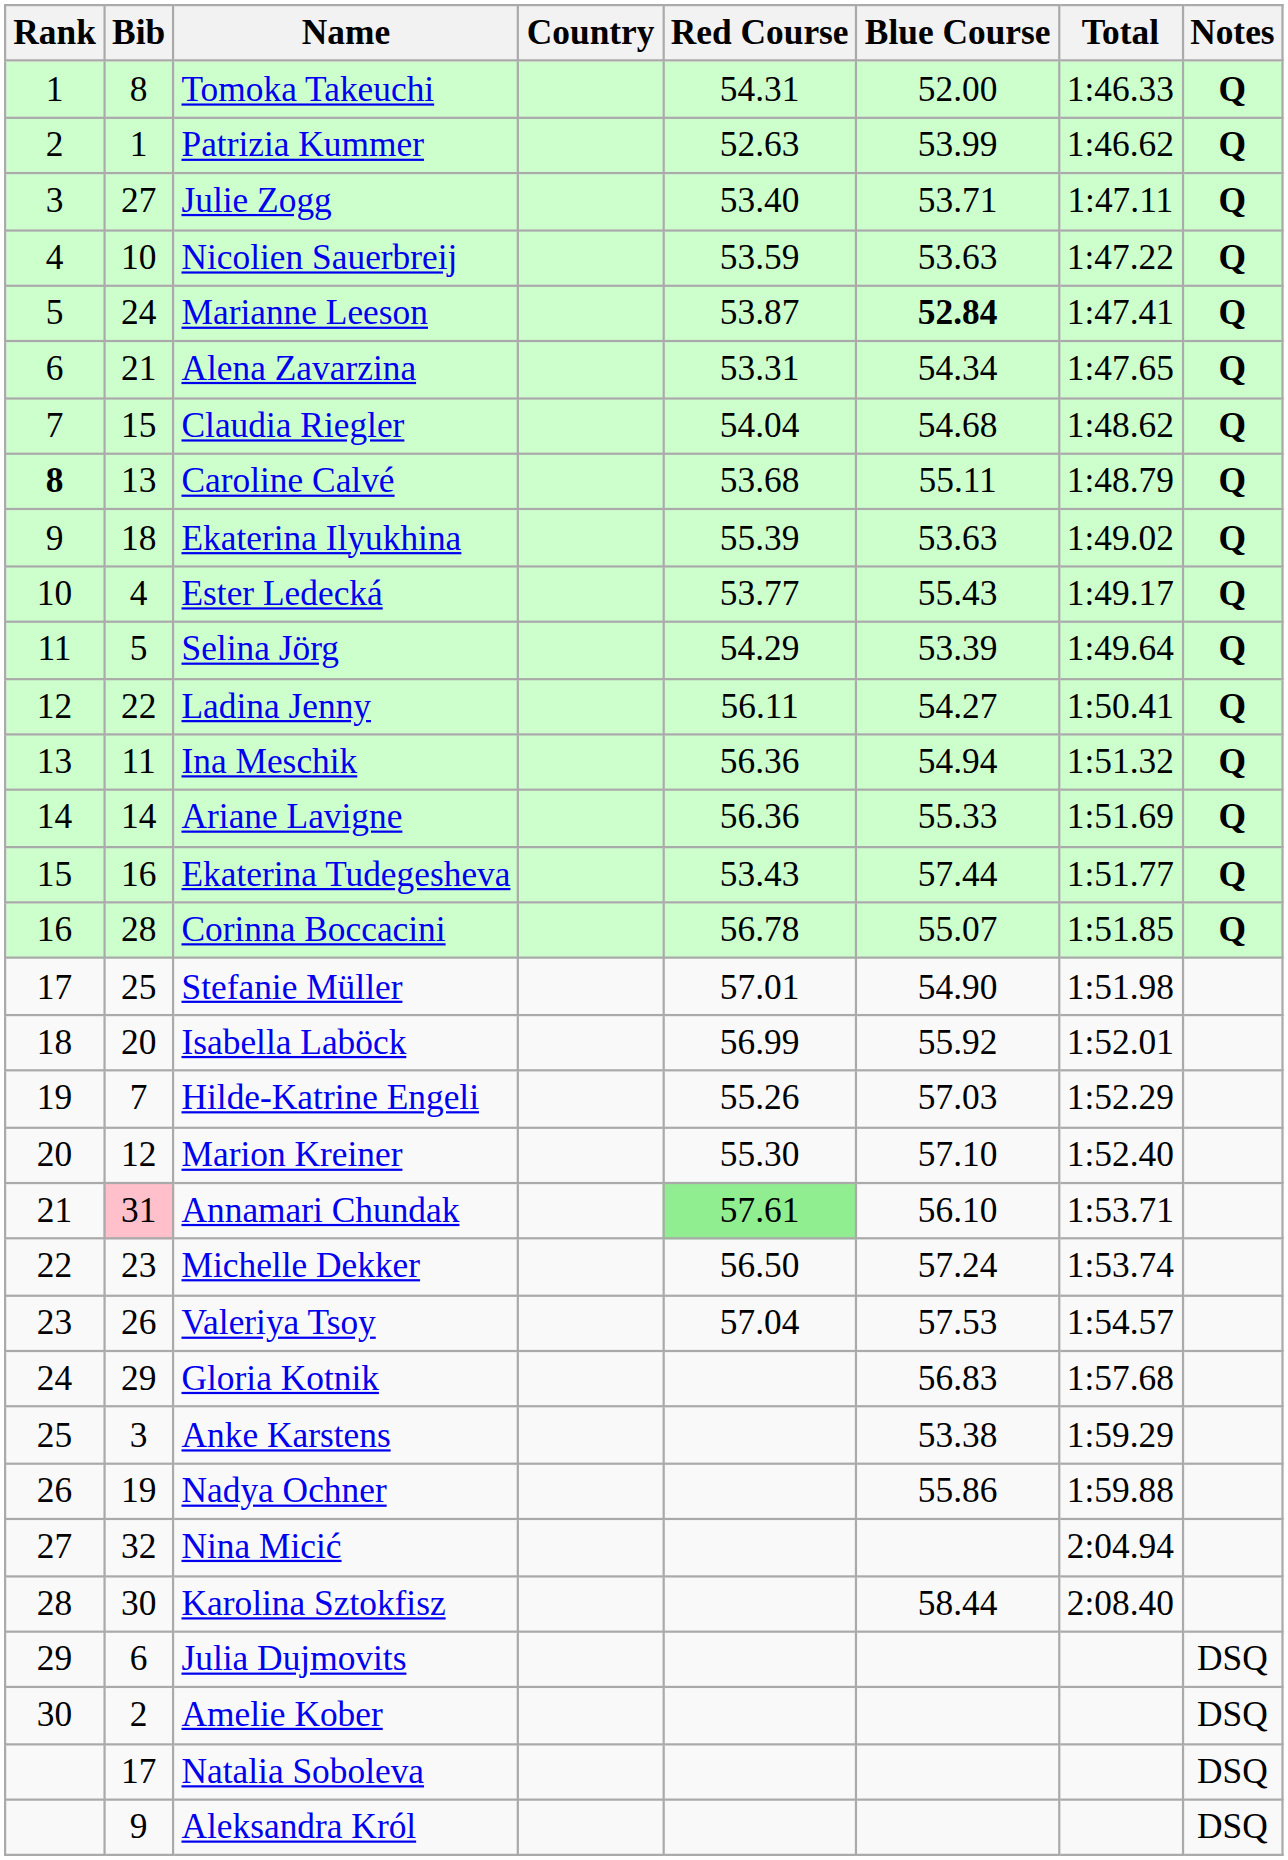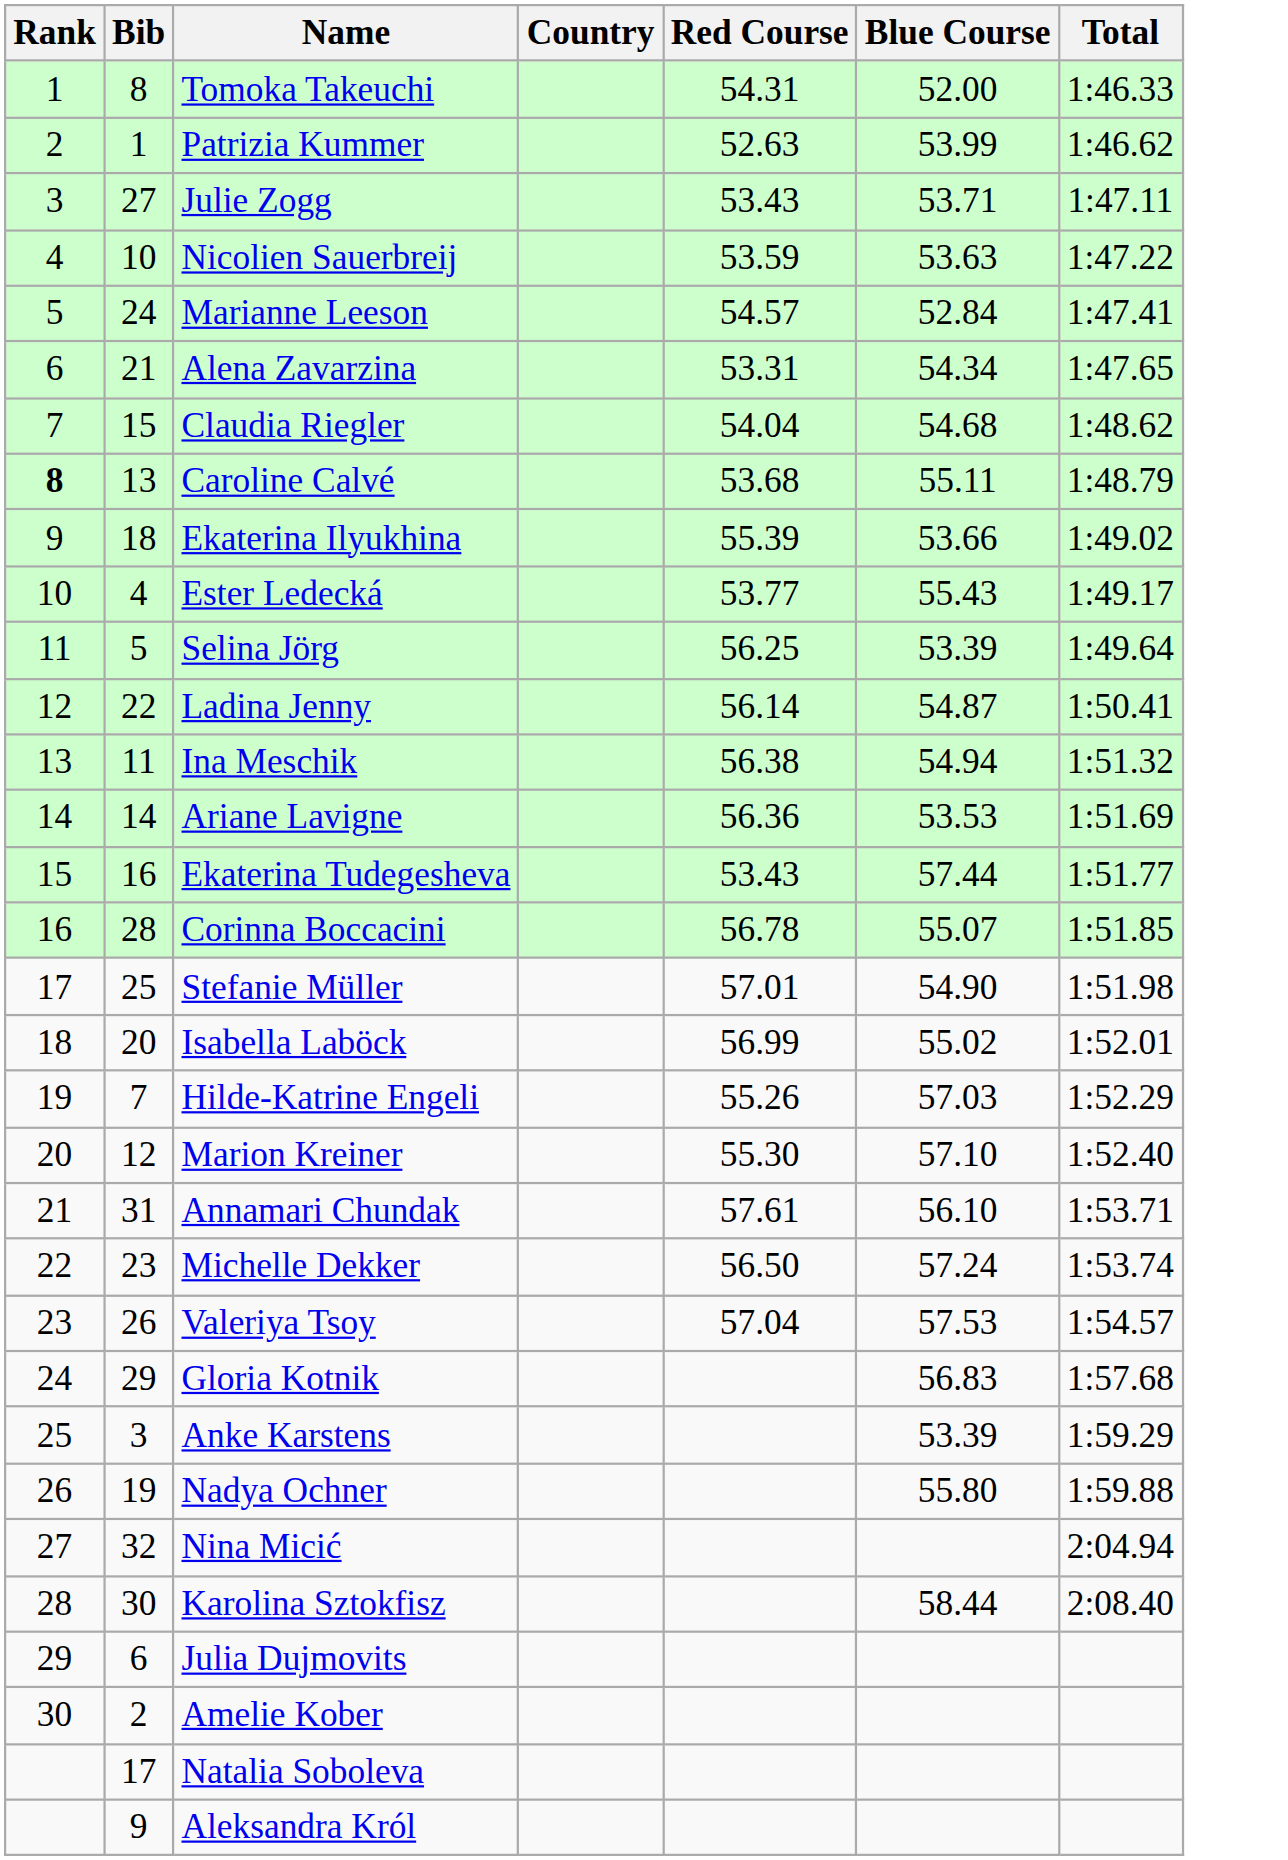- column: (1232, 32)
(760, 200) 53.40 -> (760, 200) 53.43
(760, 312) 53.87 -> (760, 312) 54.57
(958, 312) bold -> (958, 312) normal
(958, 537) 53.63 -> (958, 537) 53.66
(760, 649) 54.29 -> (760, 649) 56.25
(760, 705) 56.11 -> (760, 705) 56.14
(958, 705) 54.27 -> (958, 705) 54.87
(760, 761) 56.36 -> (760, 761) 56.38
(958, 817) 55.33 -> (958, 817) 53.53
(958, 1041) 55.92 -> (958, 1041) 55.02
(139, 1210) pink background -> (139, 1210) no background
(760, 1210) lightgreen background -> (760, 1210) no background
(958, 1434) 53.38 -> (958, 1434) 53.39
(958, 1490) 55.86 -> (958, 1490) 55.80
